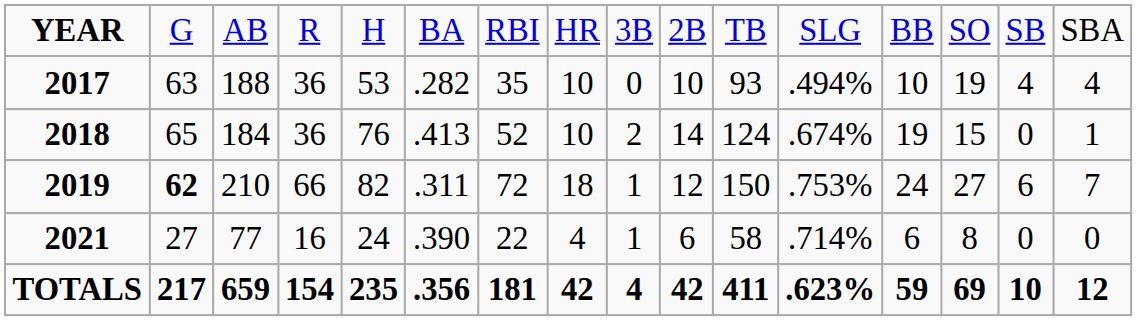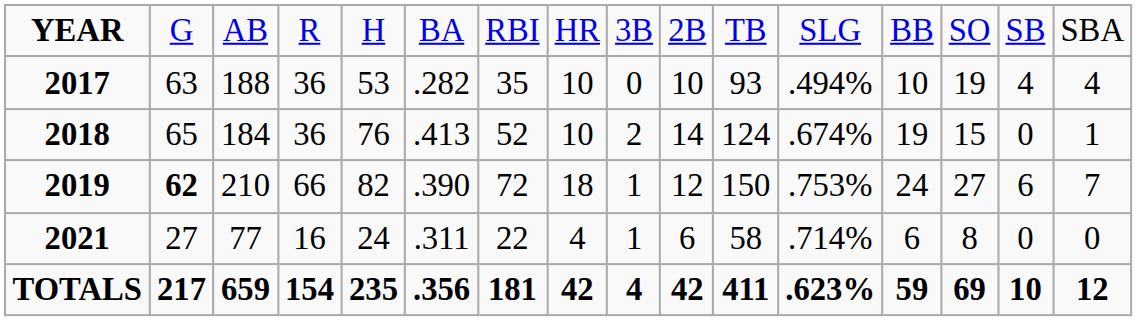(442, 185) .311 -> (442, 185) .390
(442, 237) .390 -> (442, 237) .311
